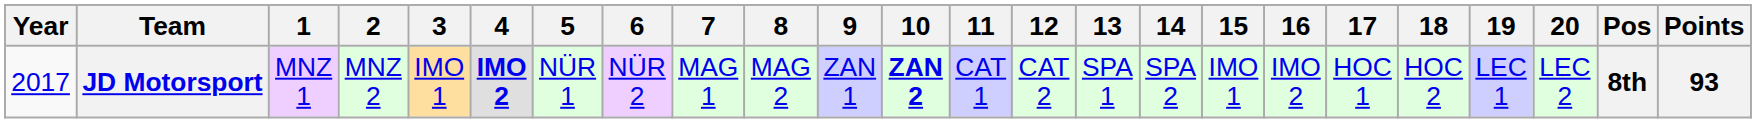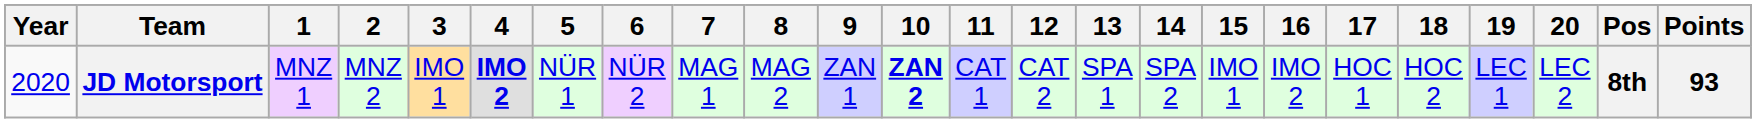(41, 81) 2017 -> (41, 81) 2020
